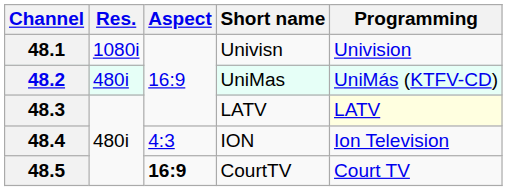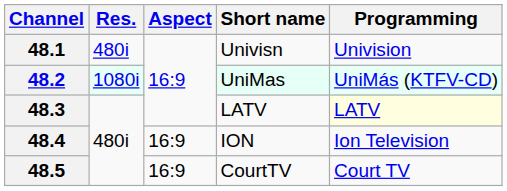(116, 49) 1080i -> (111, 49) 480i
(111, 79) 480i -> (116, 79) 1080i
(161, 140) 4:3 -> (167, 140) 16:9
(167, 170) bold -> (167, 170) normal
